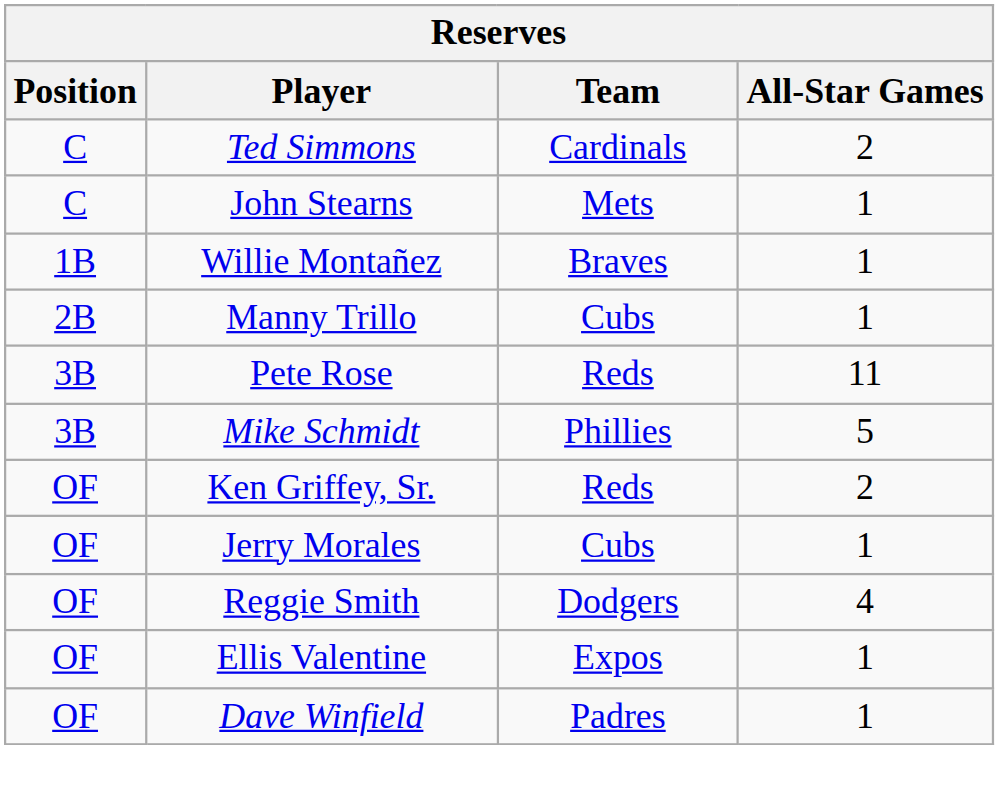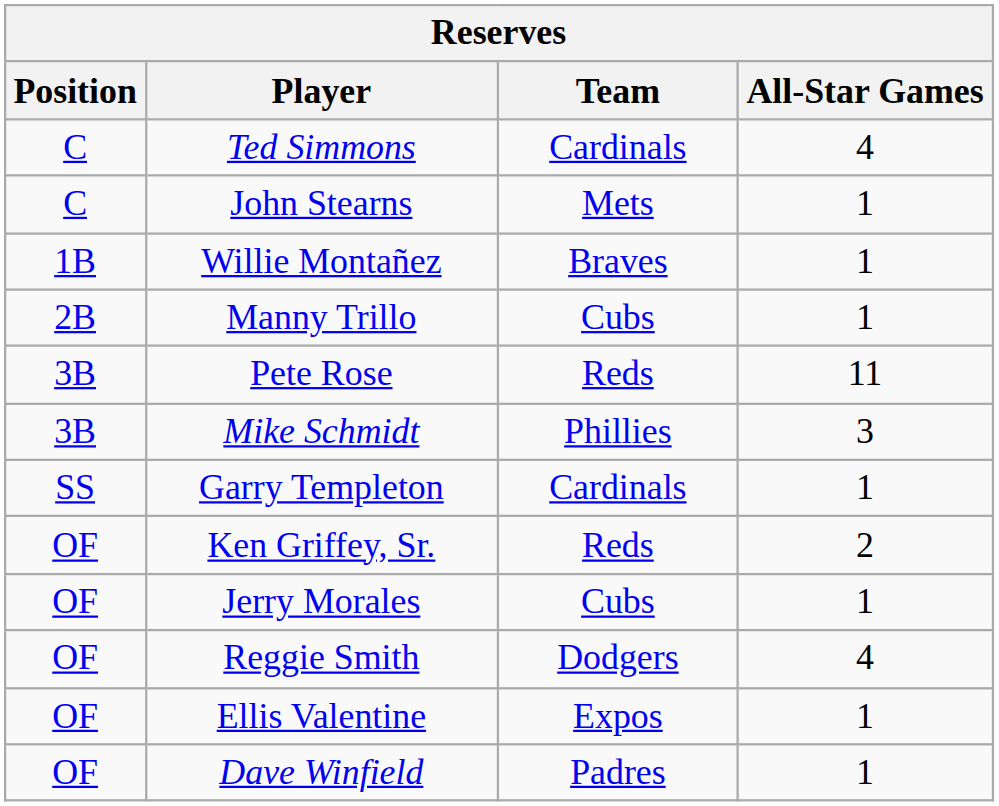(865, 146) 2 -> (865, 146) 4
(865, 430) 5 -> (865, 430) 3
+ row: (321, 487)
